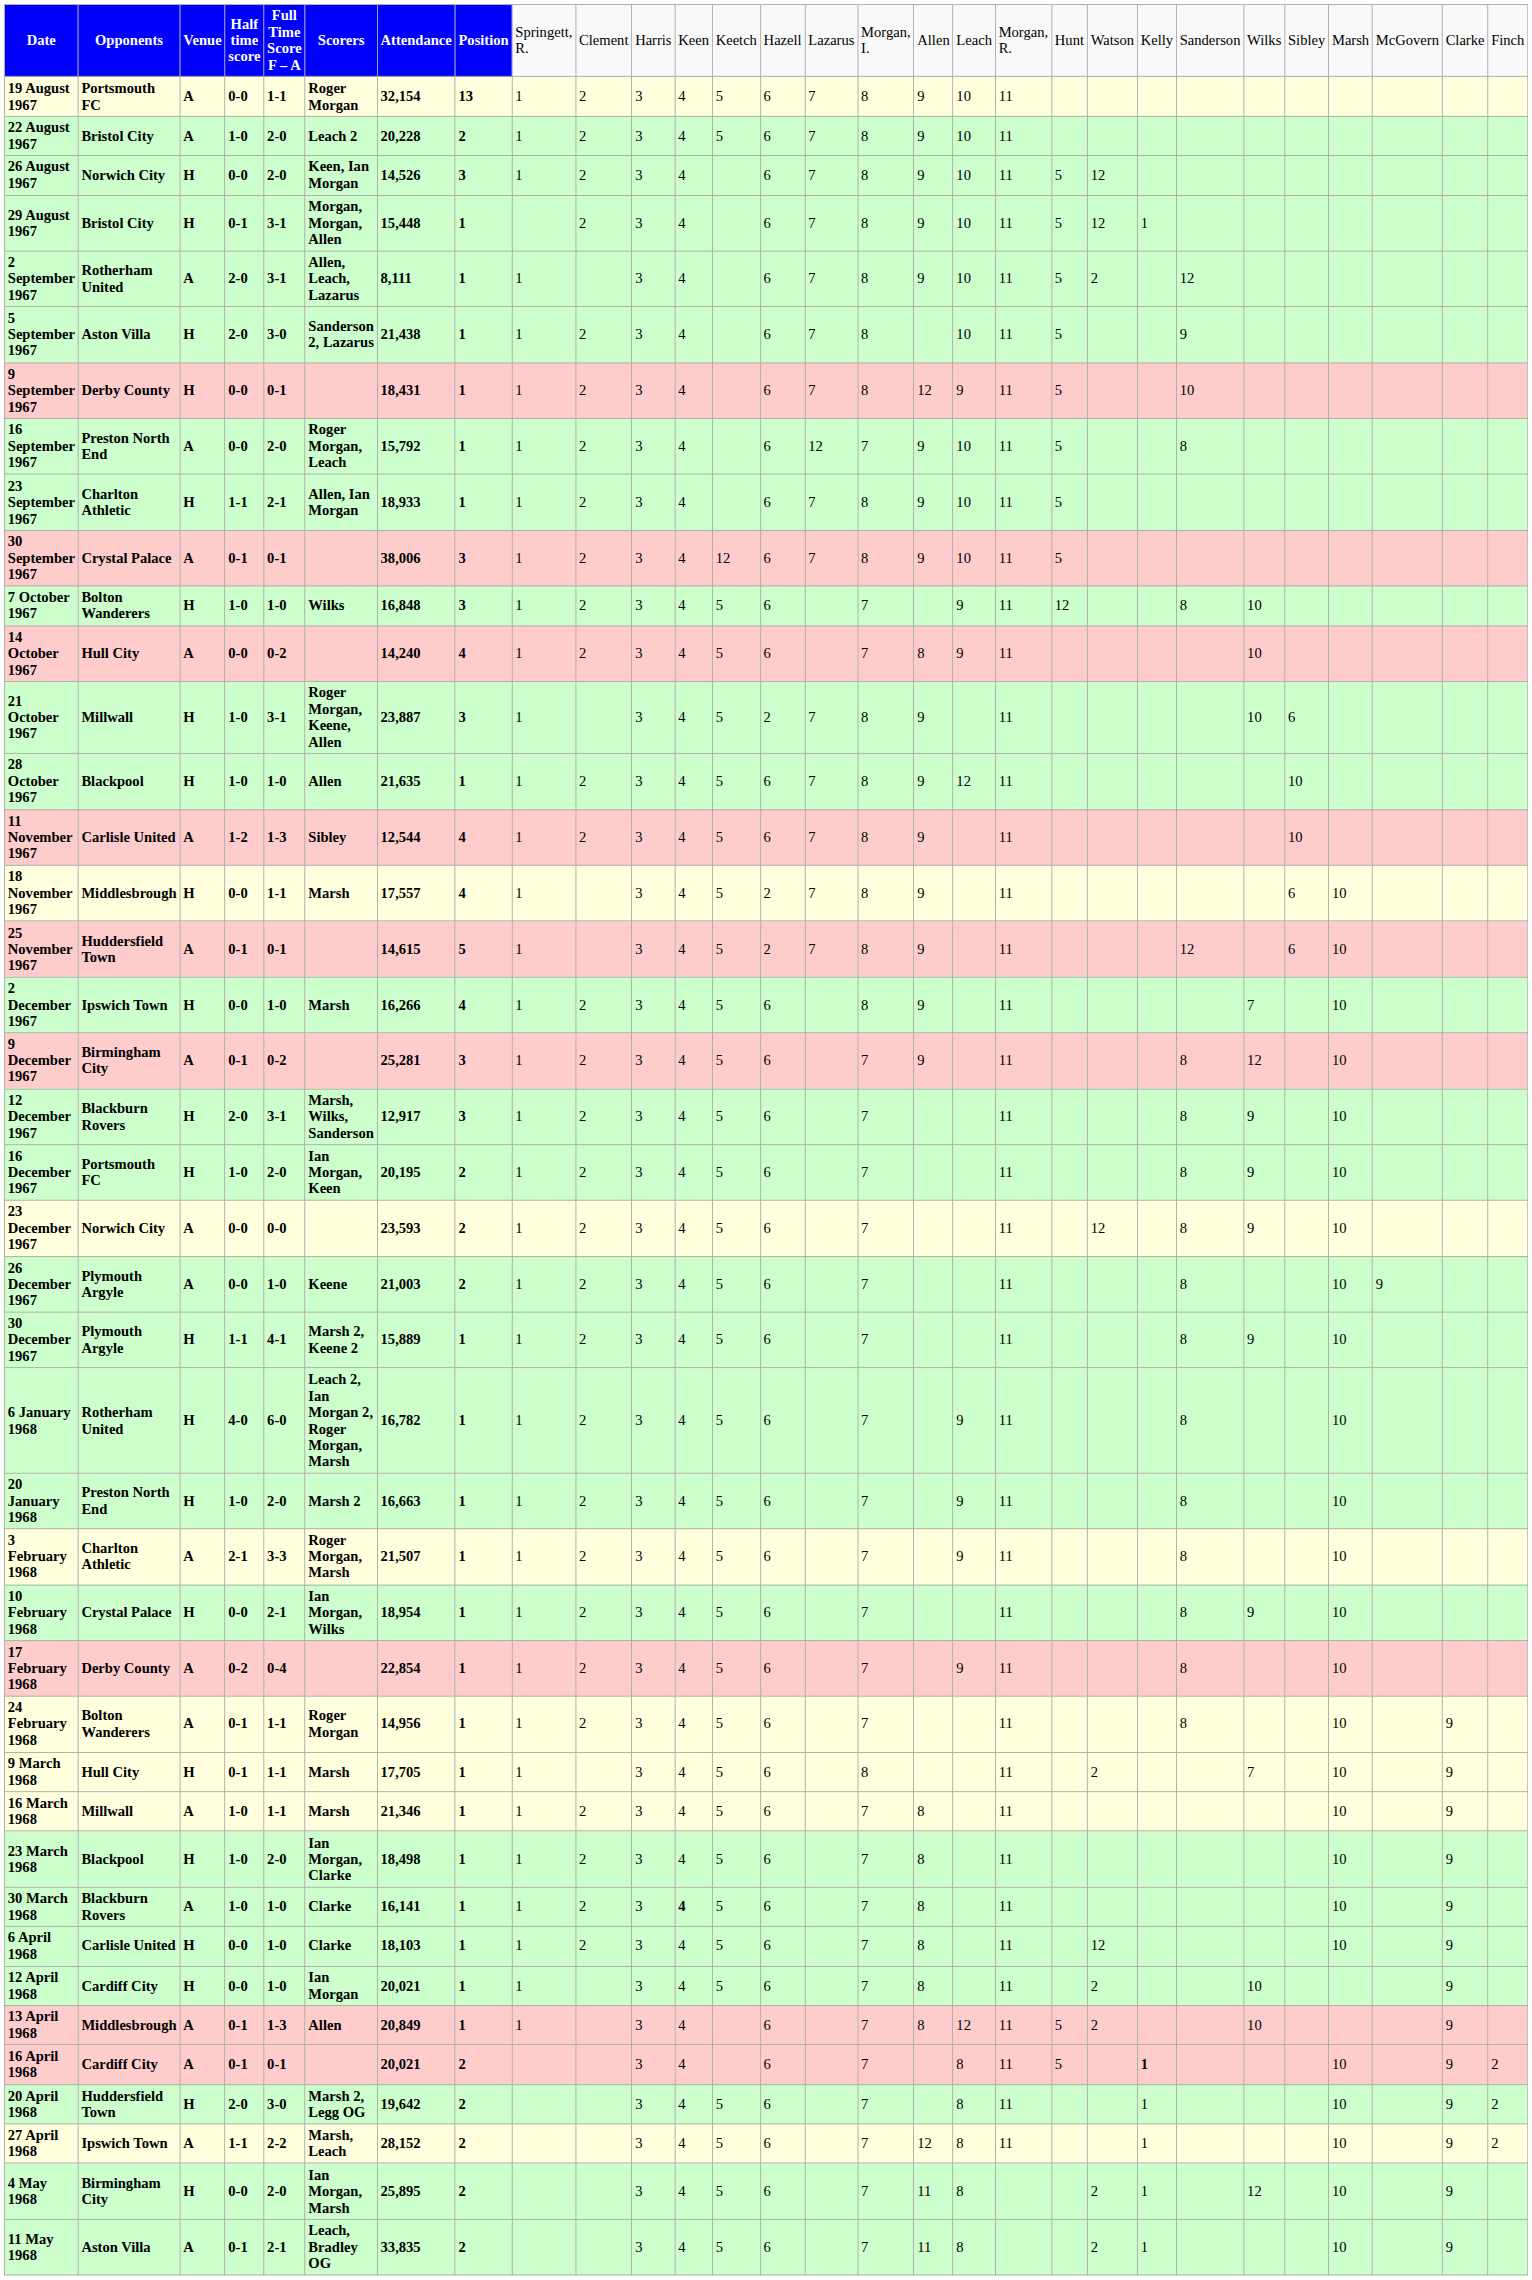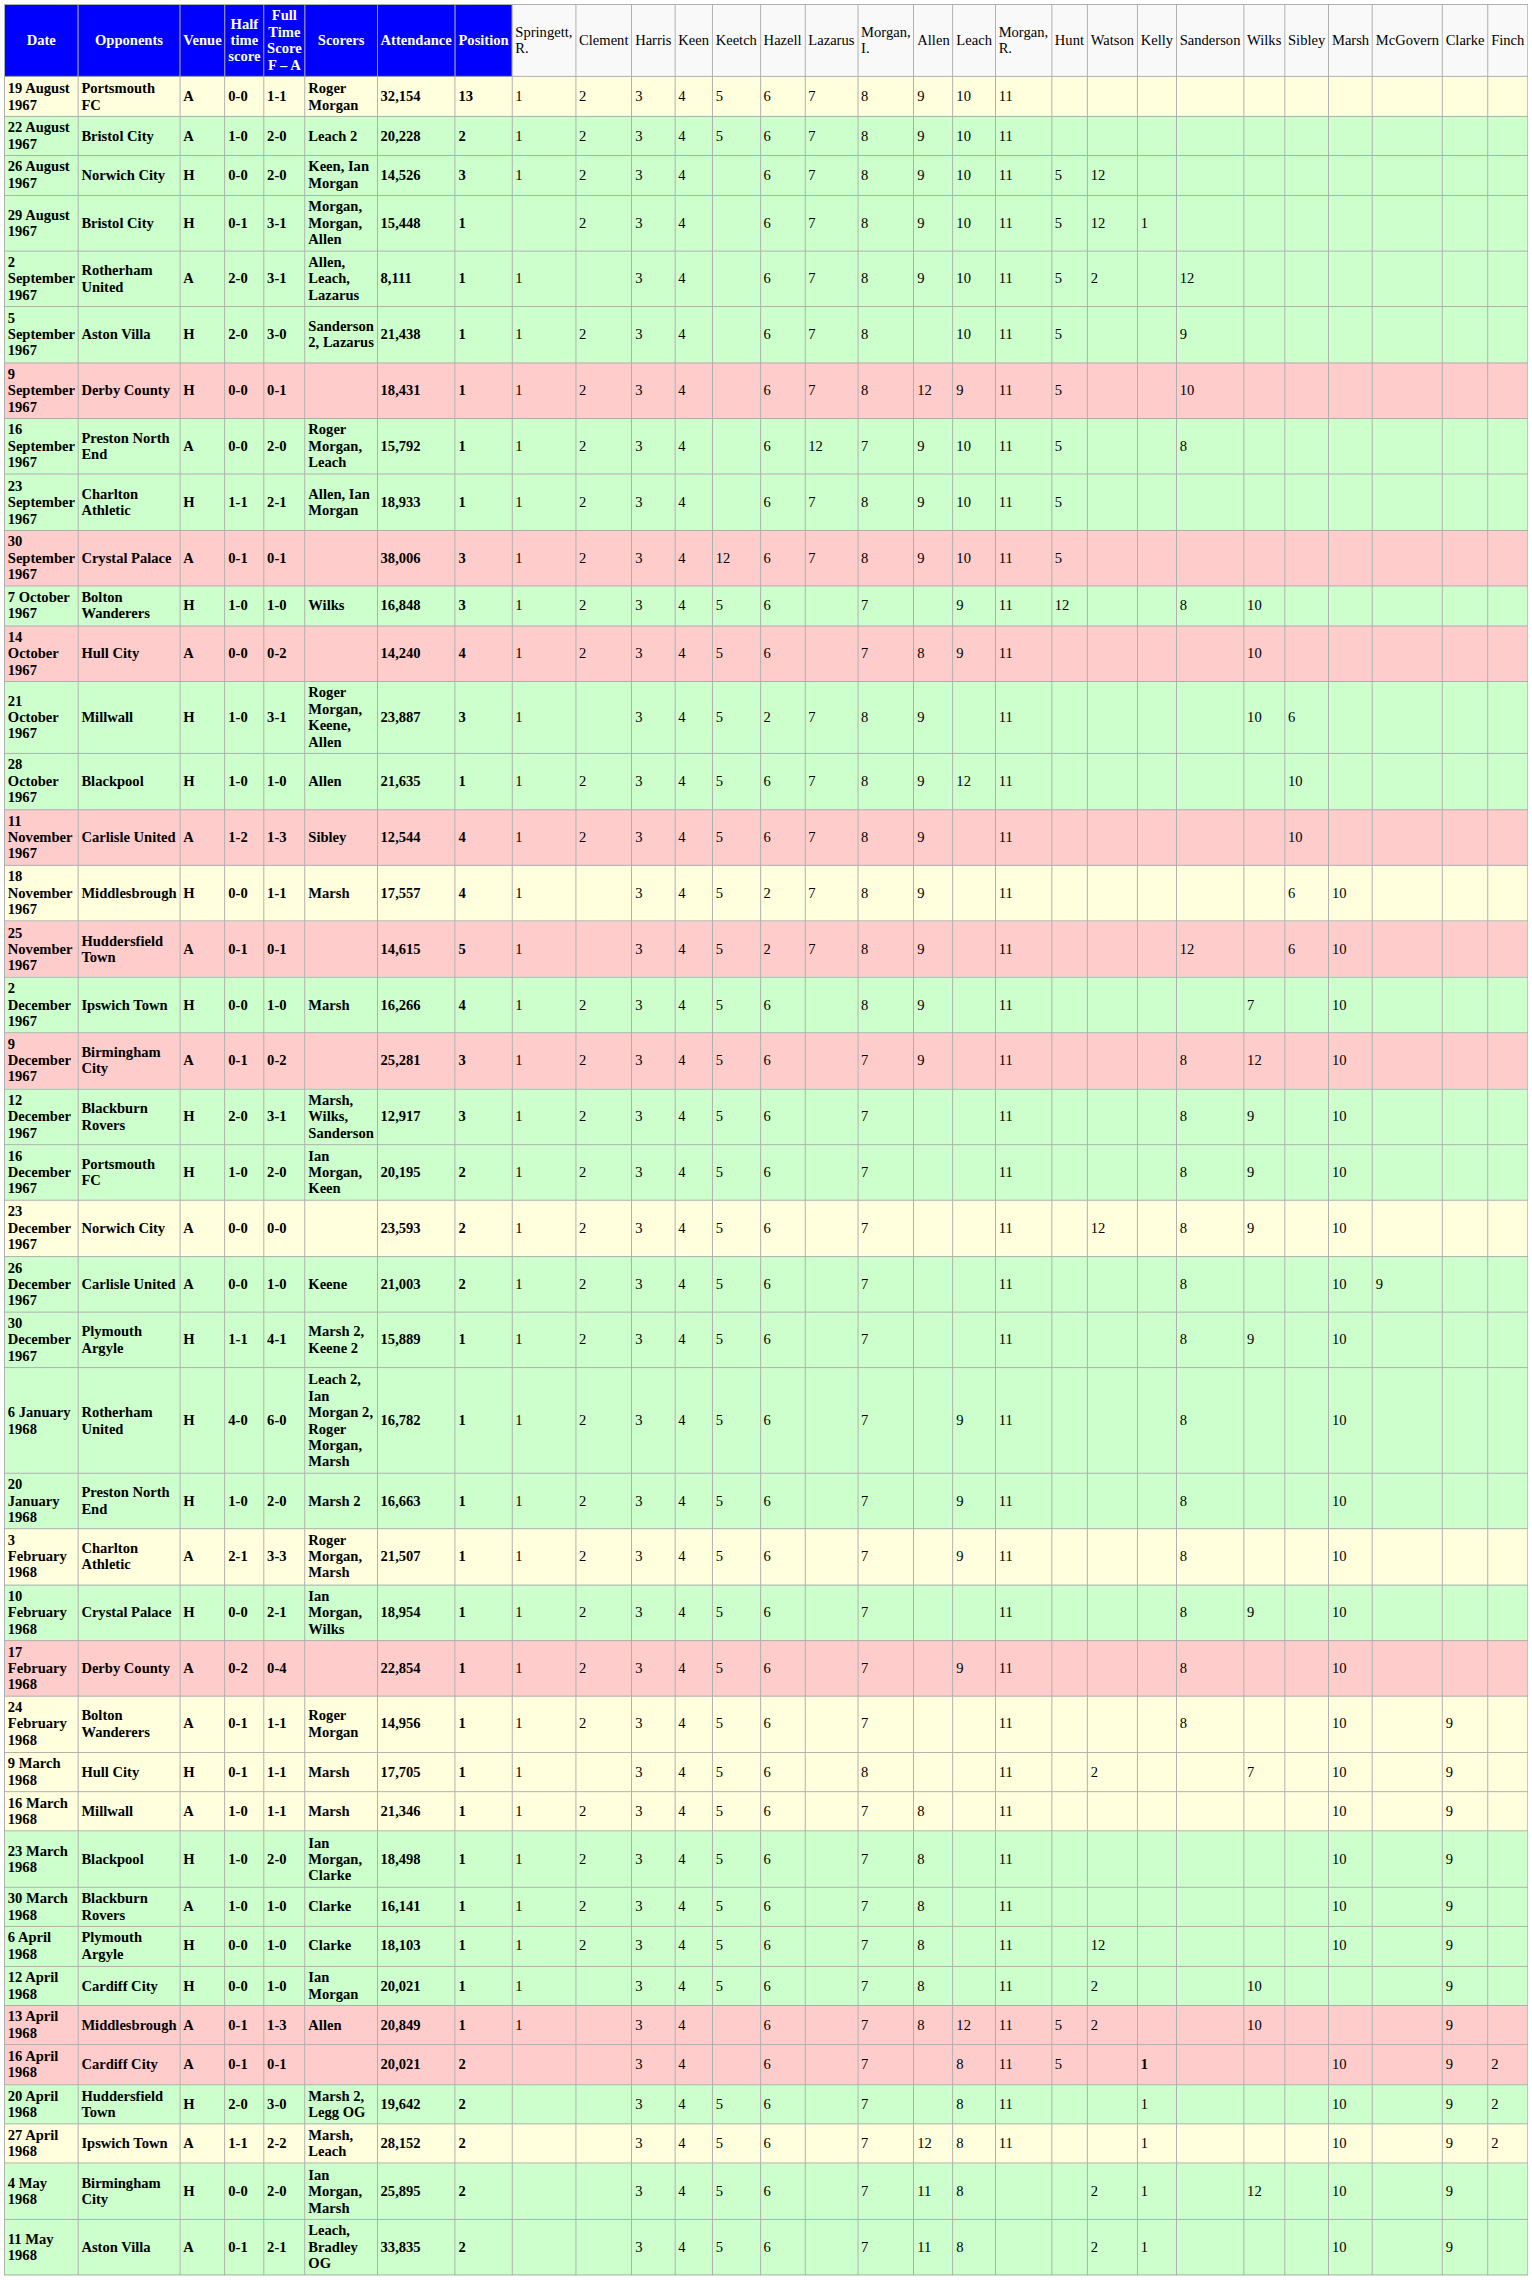(112, 1284) Plymouth Argyle -> (128, 1284) Carlisle United
(682, 1906) bold -> (682, 1906) normal
(128, 1946) Carlisle United -> (112, 1946) Plymouth Argyle
